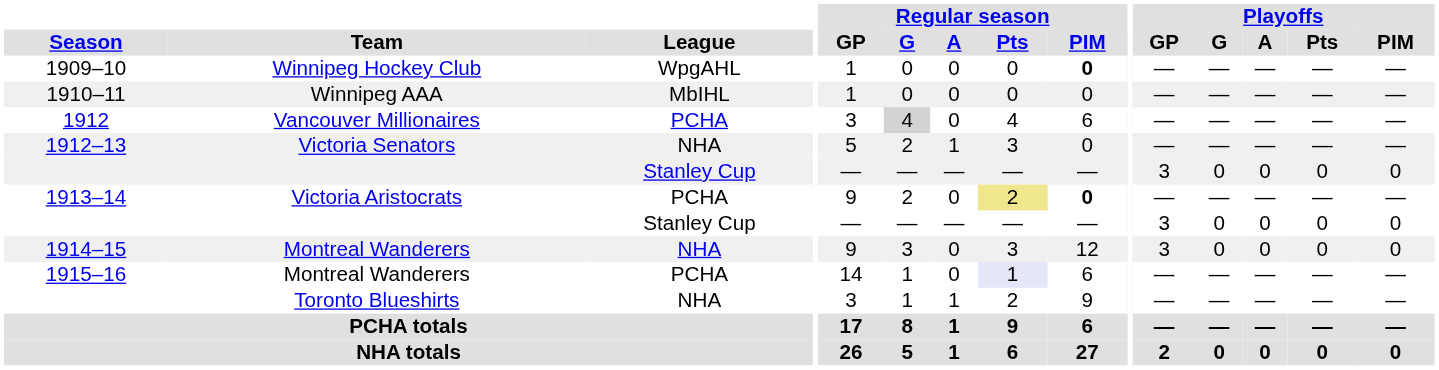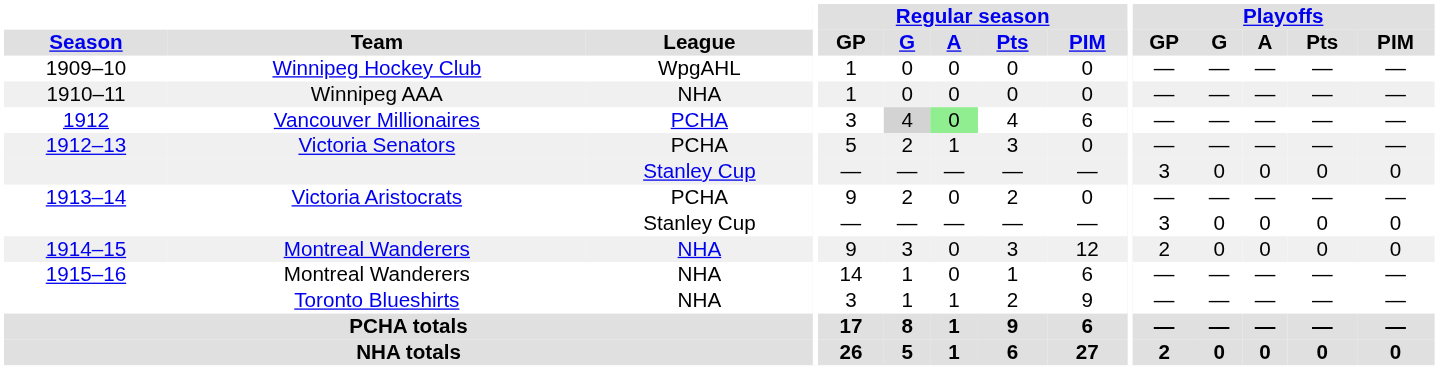(1087, 68) bold -> (1087, 68) normal
(699, 94) MbIHL -> (699, 94) NHA
(954, 119) no background -> (954, 119) lightgreen background
(699, 145) NHA -> (699, 145) PCHA
(1012, 197) khaki background -> (1012, 197) no background
(1087, 197) bold -> (1087, 197) normal
(1164, 248) 3 -> (1164, 248) 2
(699, 274) PCHA -> (699, 274) NHA
(1012, 274) lavender background -> (1012, 274) no background
